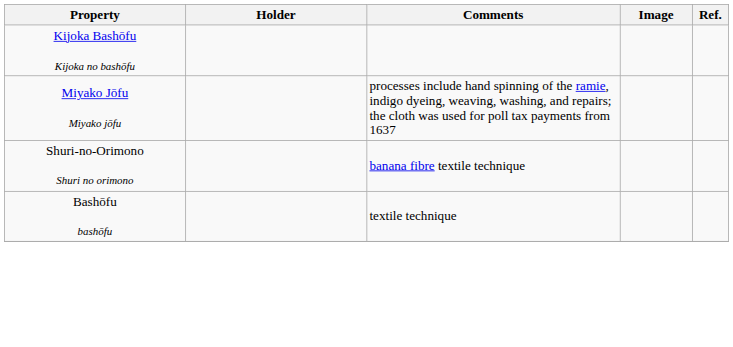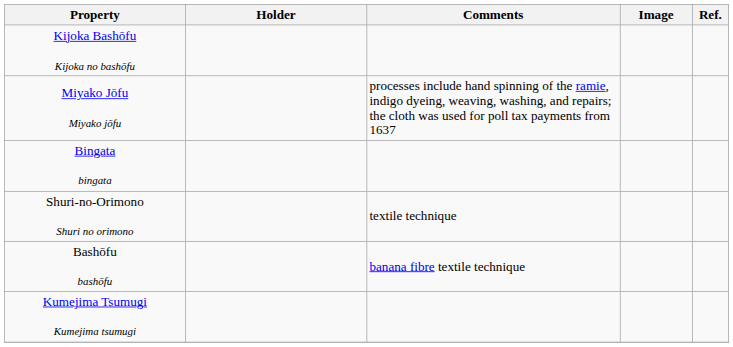+ row: (95, 165)
(447, 165) banana fibre textile technique -> (413, 216) textile technique
(413, 216) textile technique -> (447, 266) banana fibre textile technique
+ row: (95, 316)
